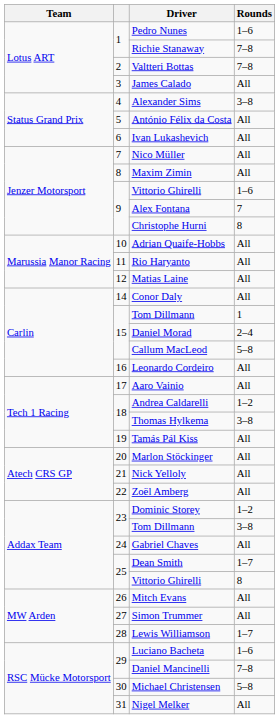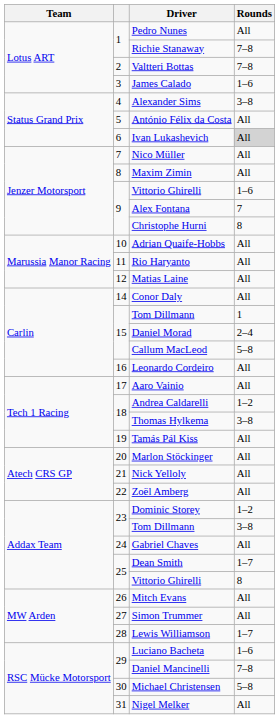(245, 30) 1–6 -> (244, 30) All
(244, 83) All -> (245, 83) 1–6
(244, 137) no background -> (244, 137) lightgrey background
